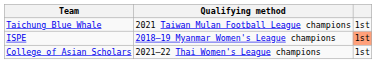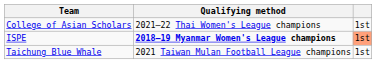rows swapped: (54, 25) <-> (69, 52)
(236, 38) normal -> (236, 38) bold
